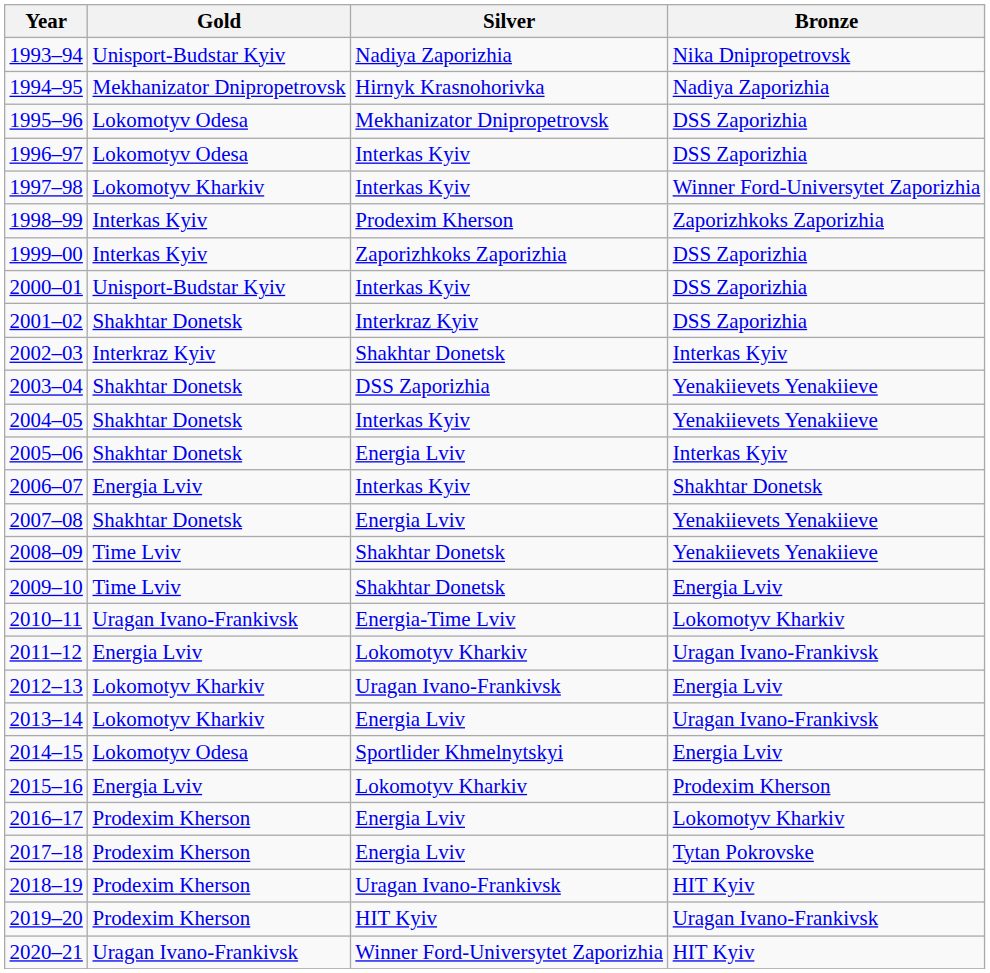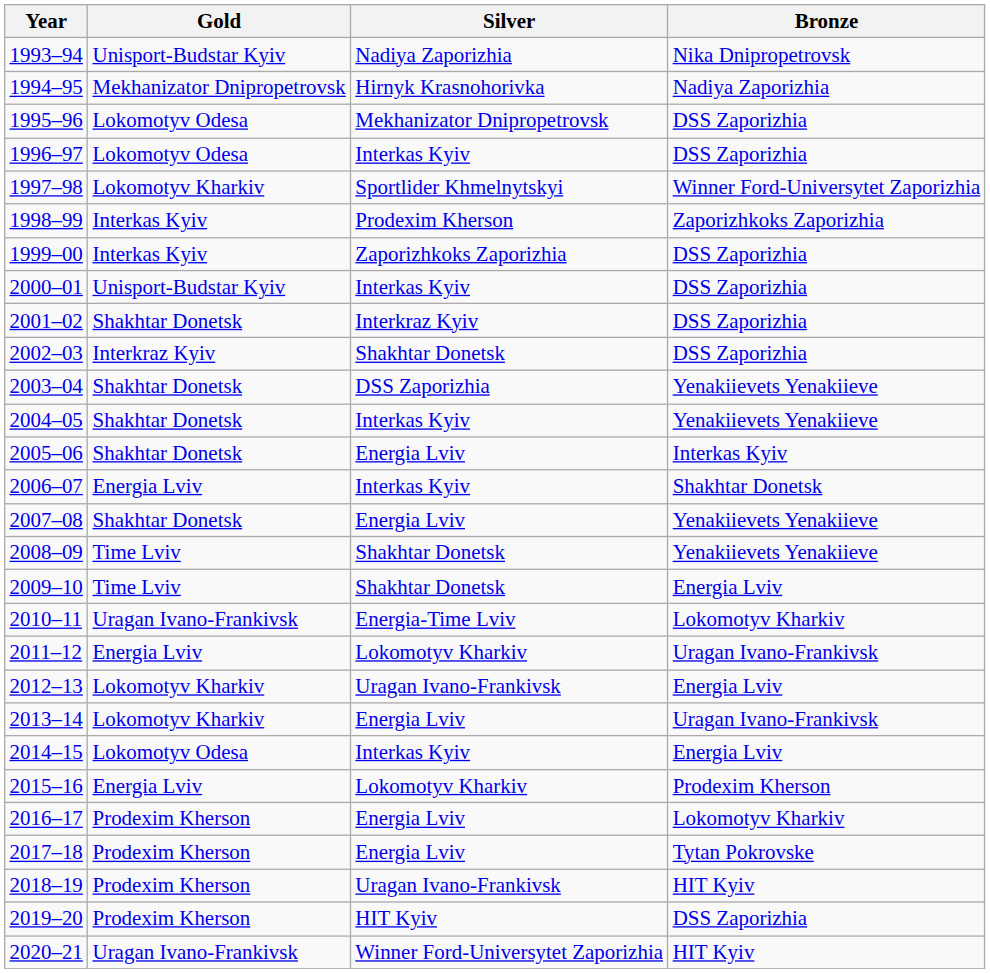(413, 187) Interkas Kyiv -> (459, 187) Sportlider Khmelnytskyi
(730, 353) Interkas Kyiv -> (740, 353) DSS Zaporizhia
(459, 752) Sportlider Khmelnytskyi -> (413, 752) Interkas Kyiv
(775, 918) Uragan Ivano-Frankivsk -> (740, 918) DSS Zaporizhia
